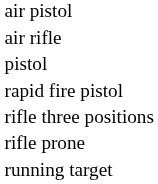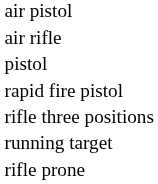rows swapped: (45, 143) <-> (59, 169)
